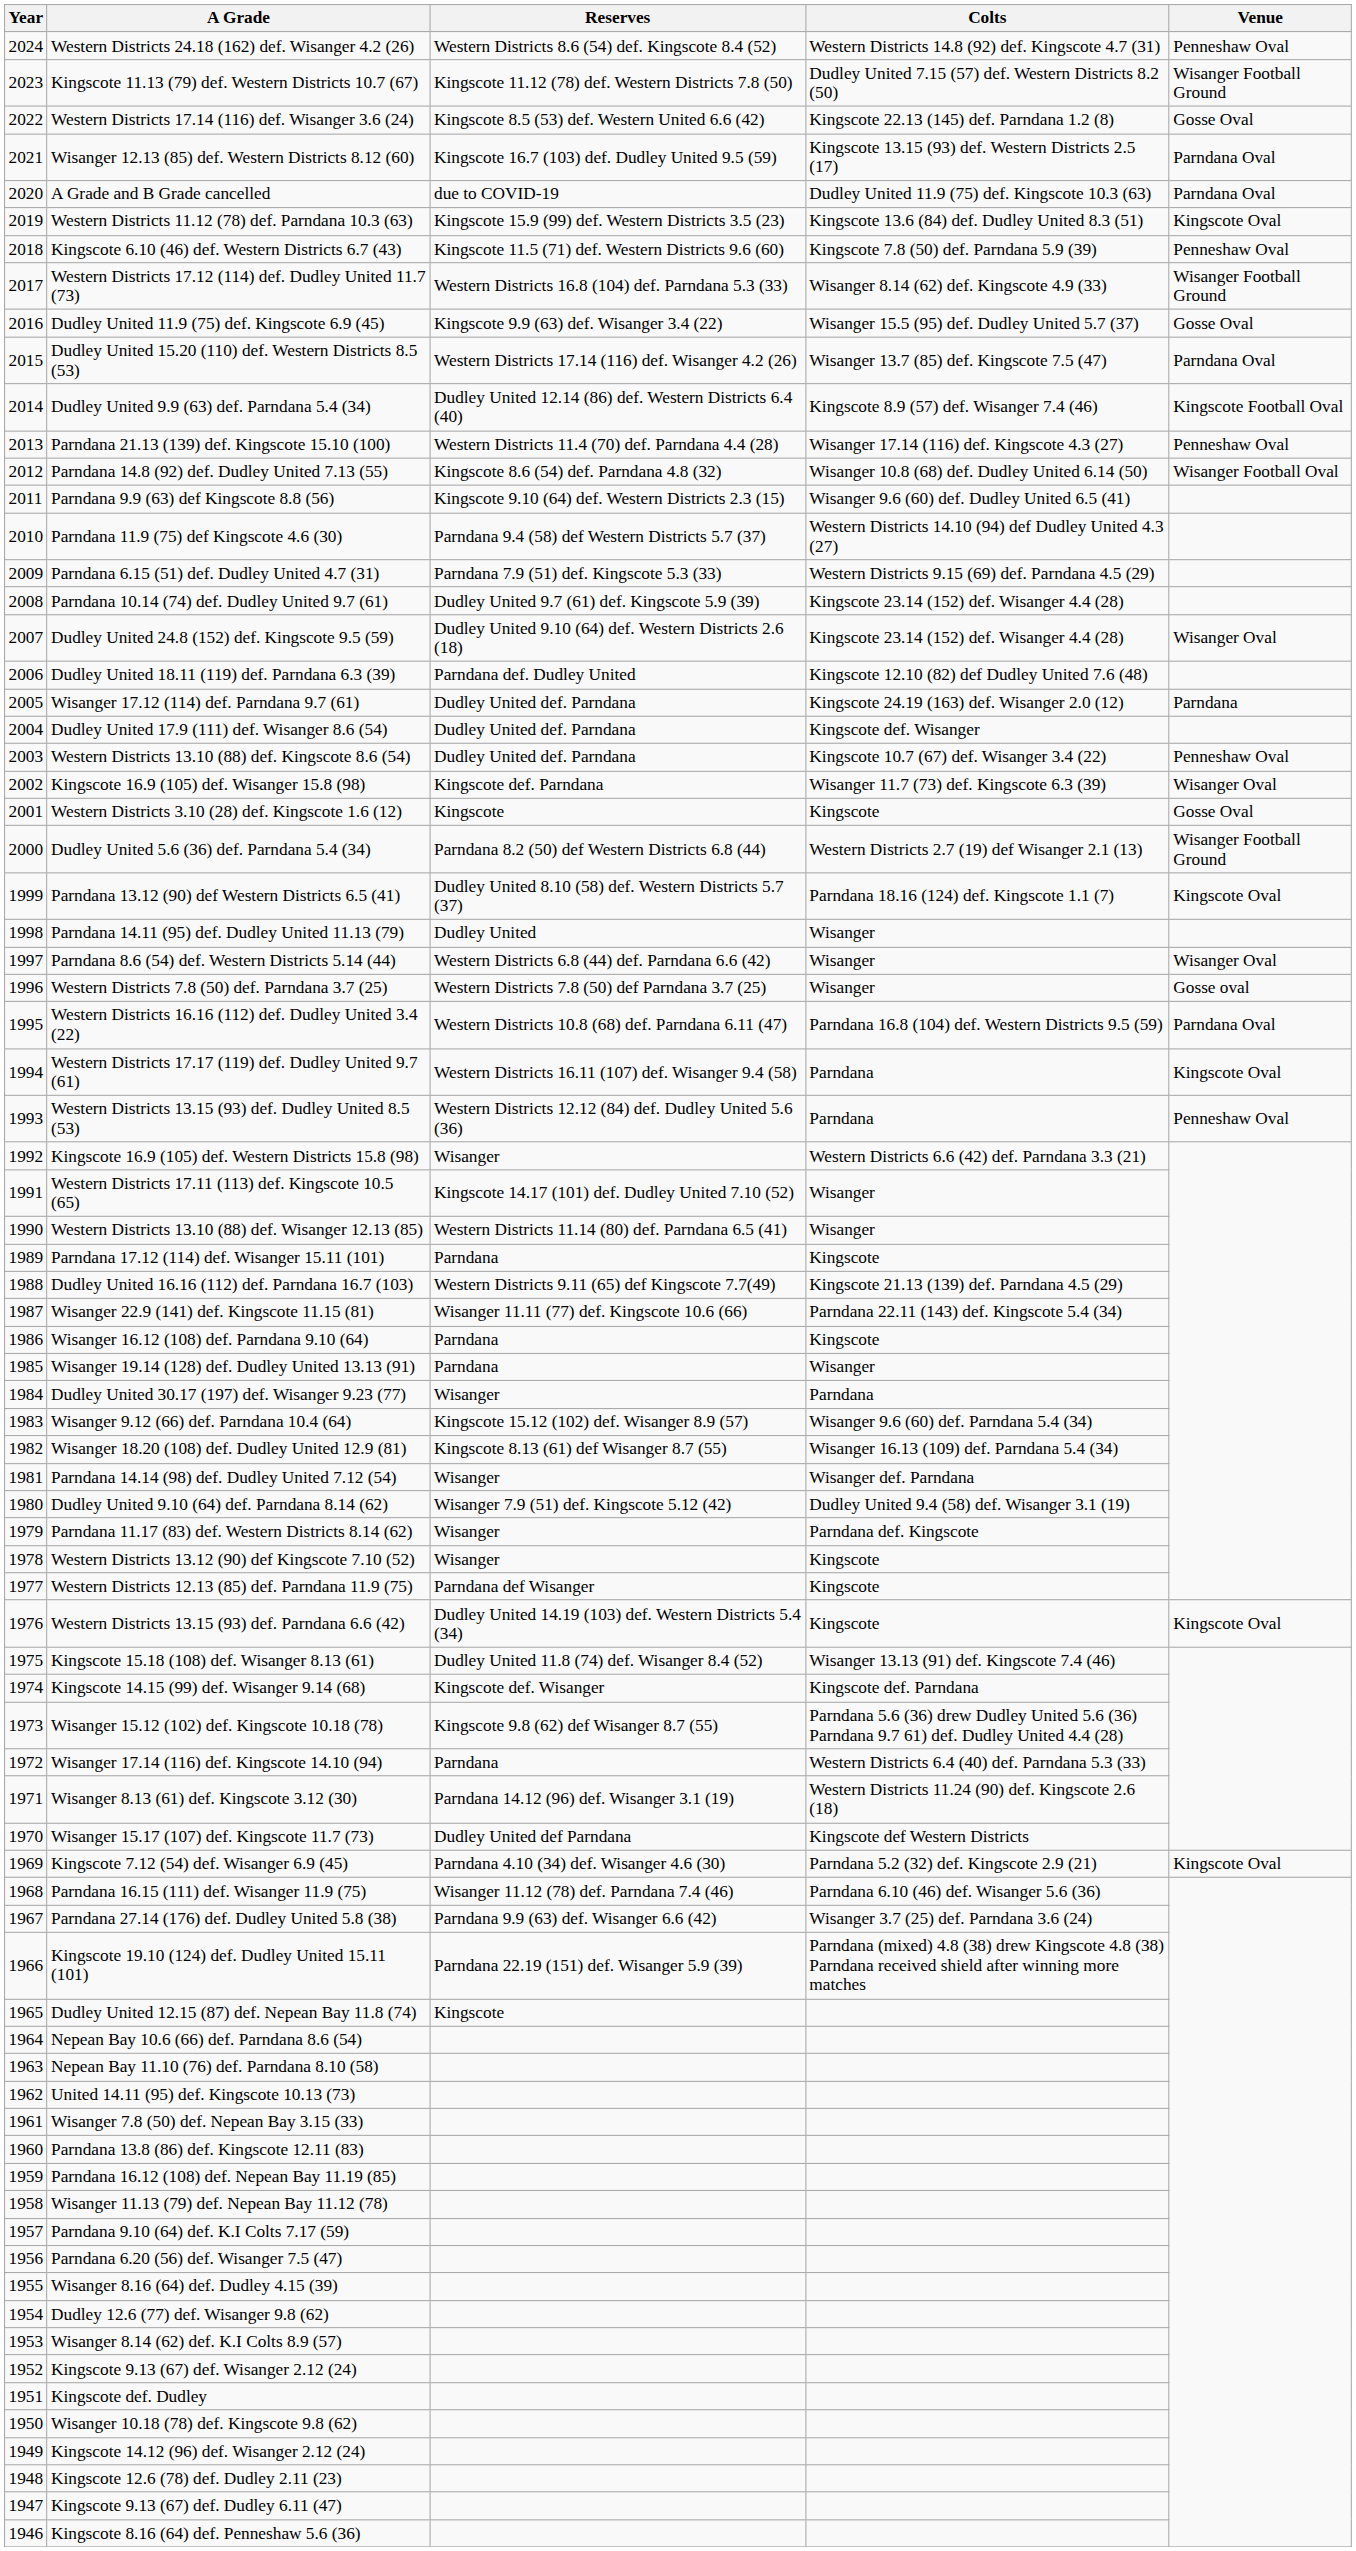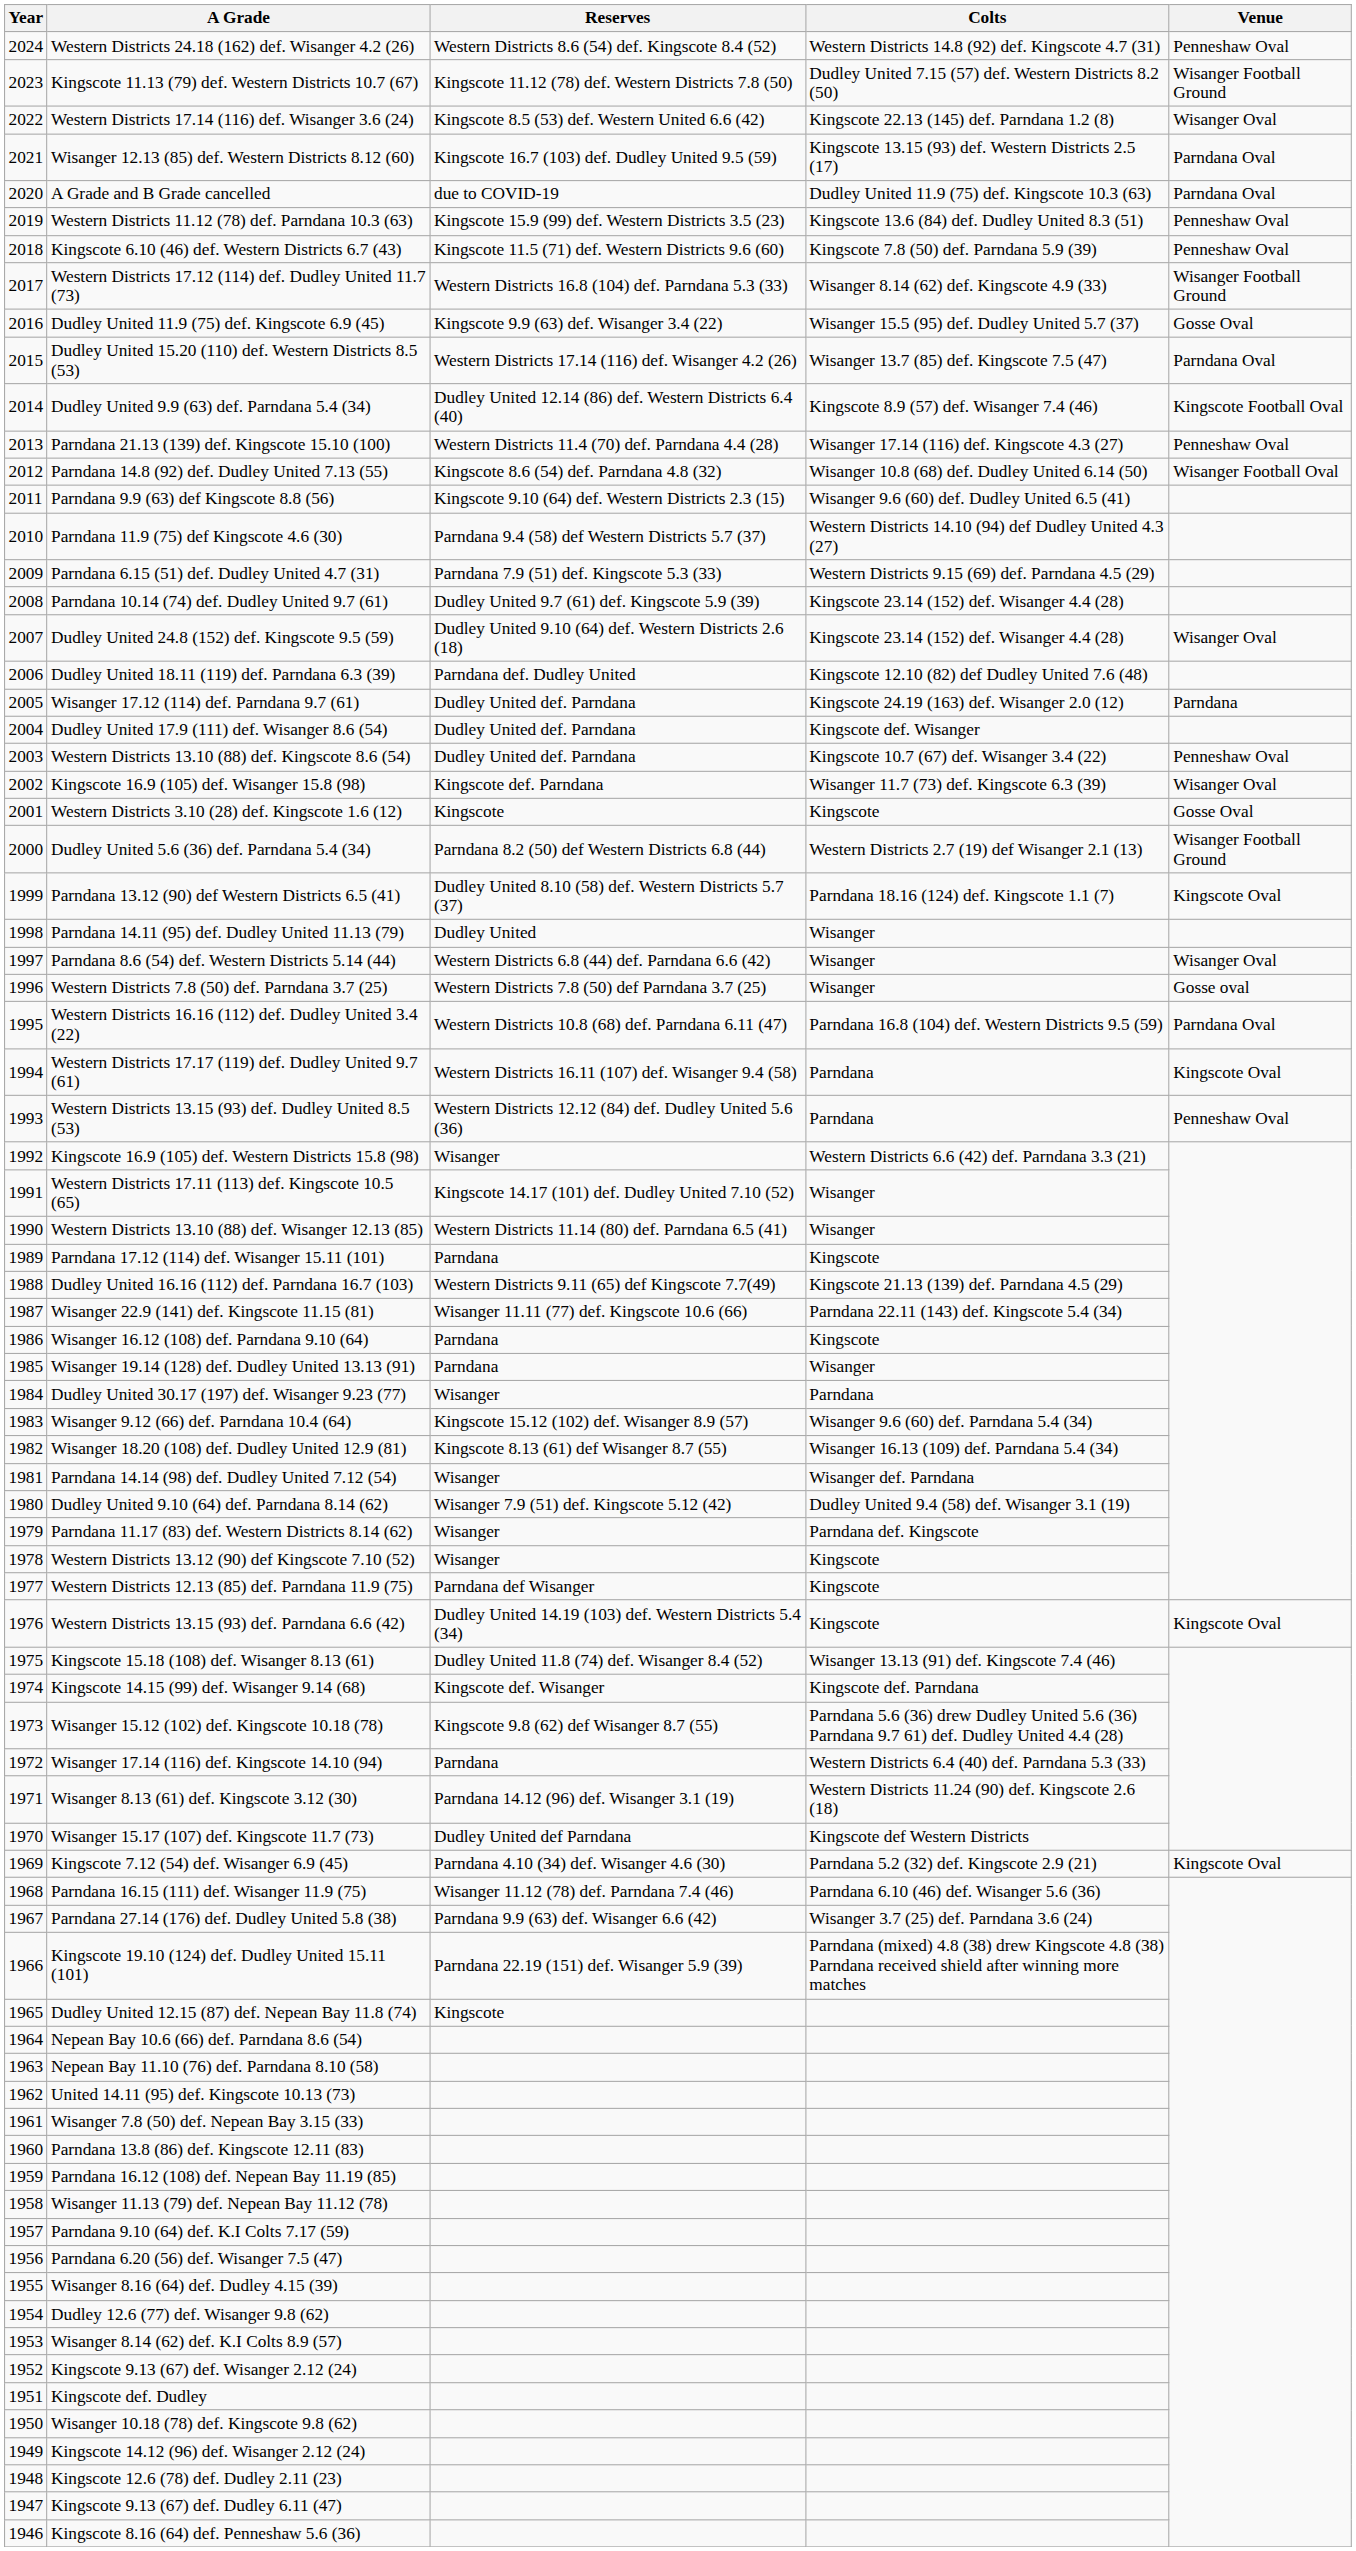(1213, 119) Gosse Oval -> (1225, 119) Wisanger Oval
(1227, 221) Kingscote Oval -> (1231, 221) Penneshaw Oval
